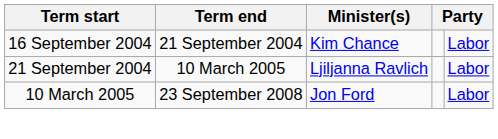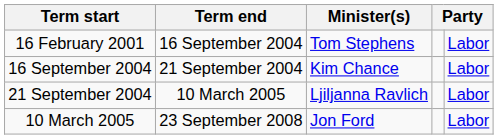+ row: (80, 43)
